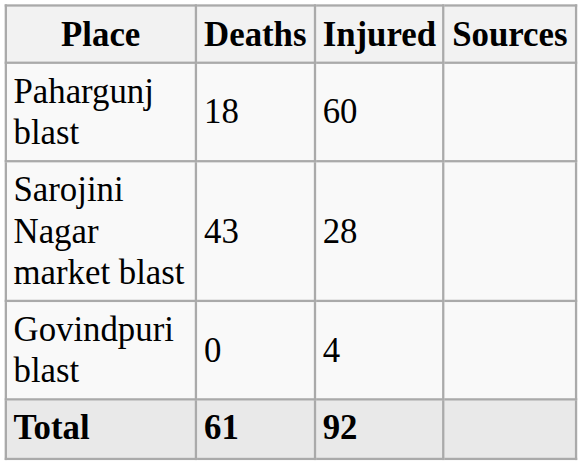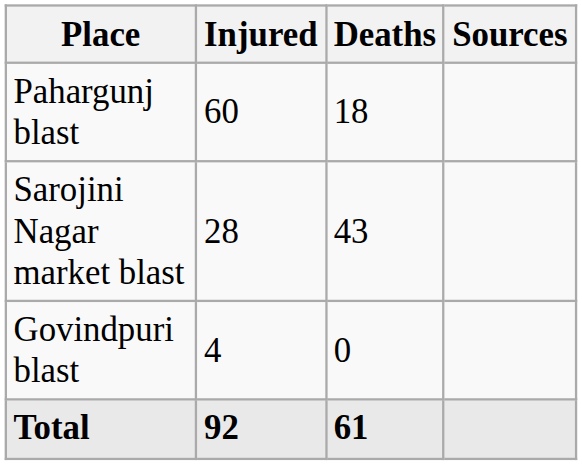columns swapped: (255, 33) <-> (379, 33)
